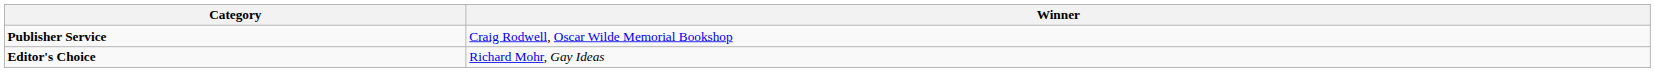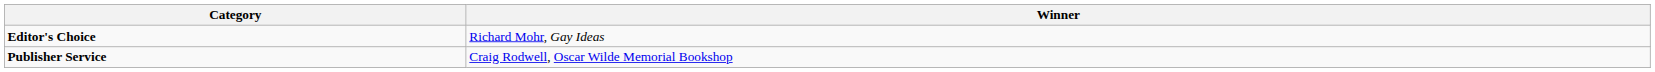rows swapped: (52, 57) <-> (57, 36)
